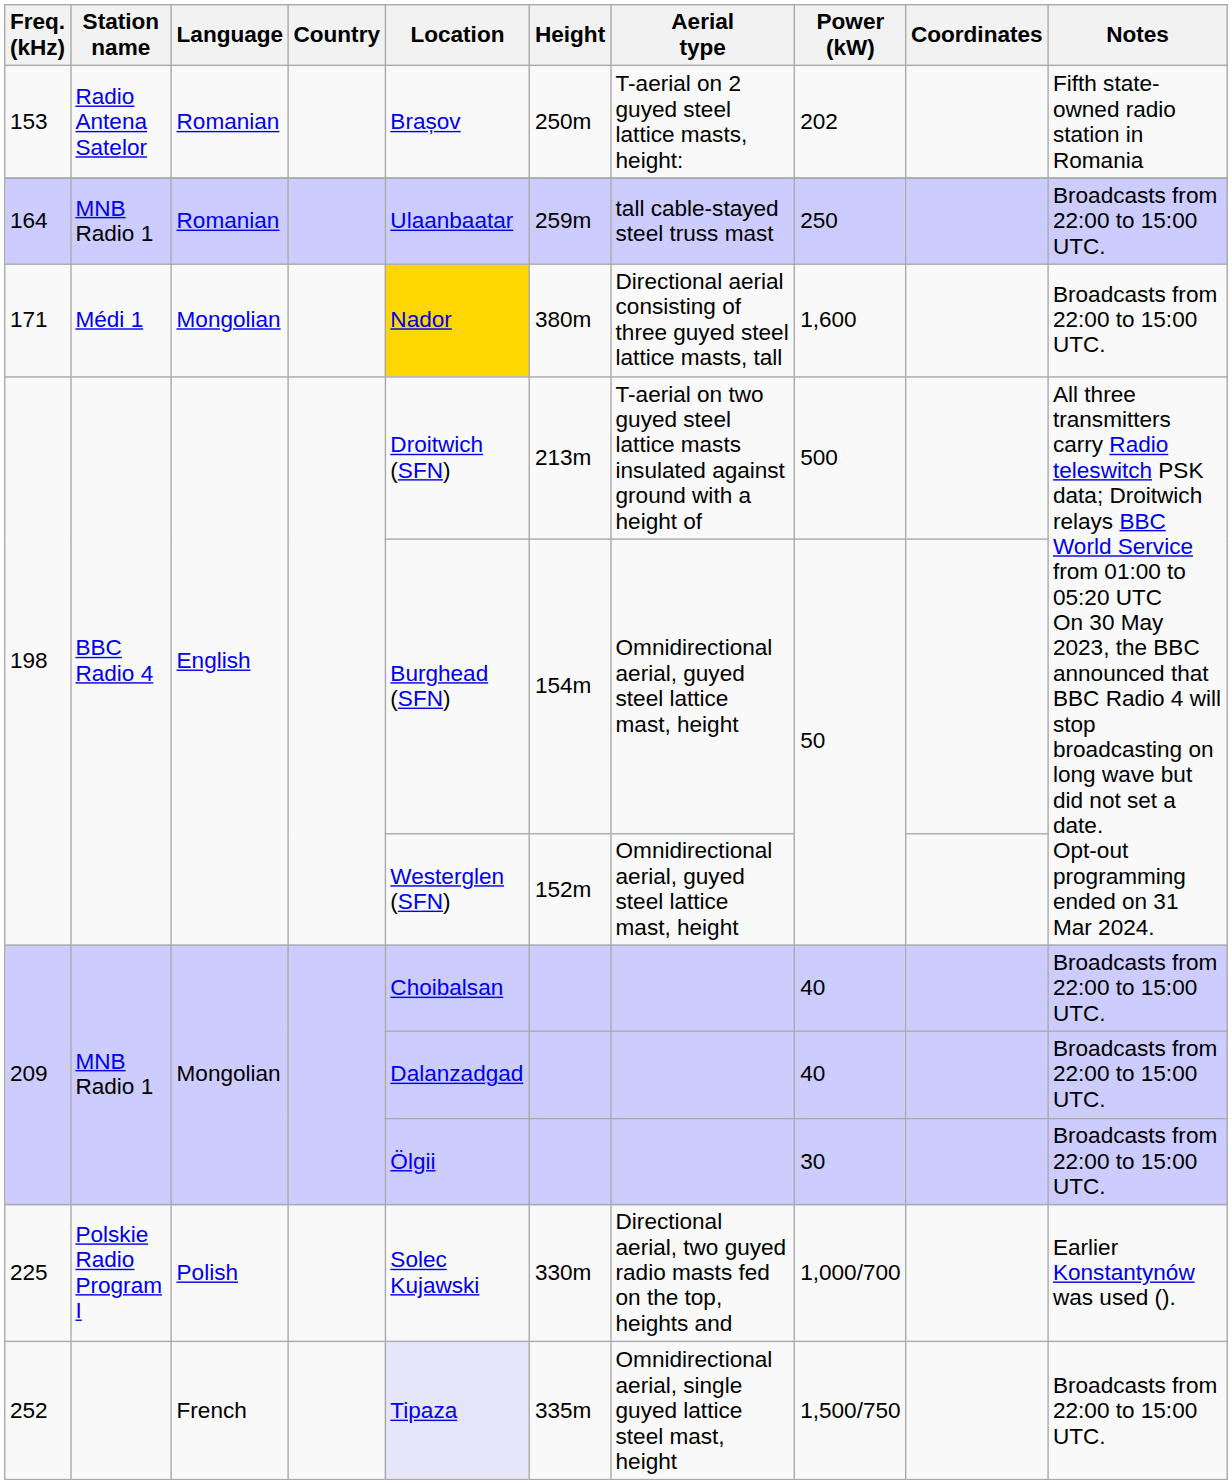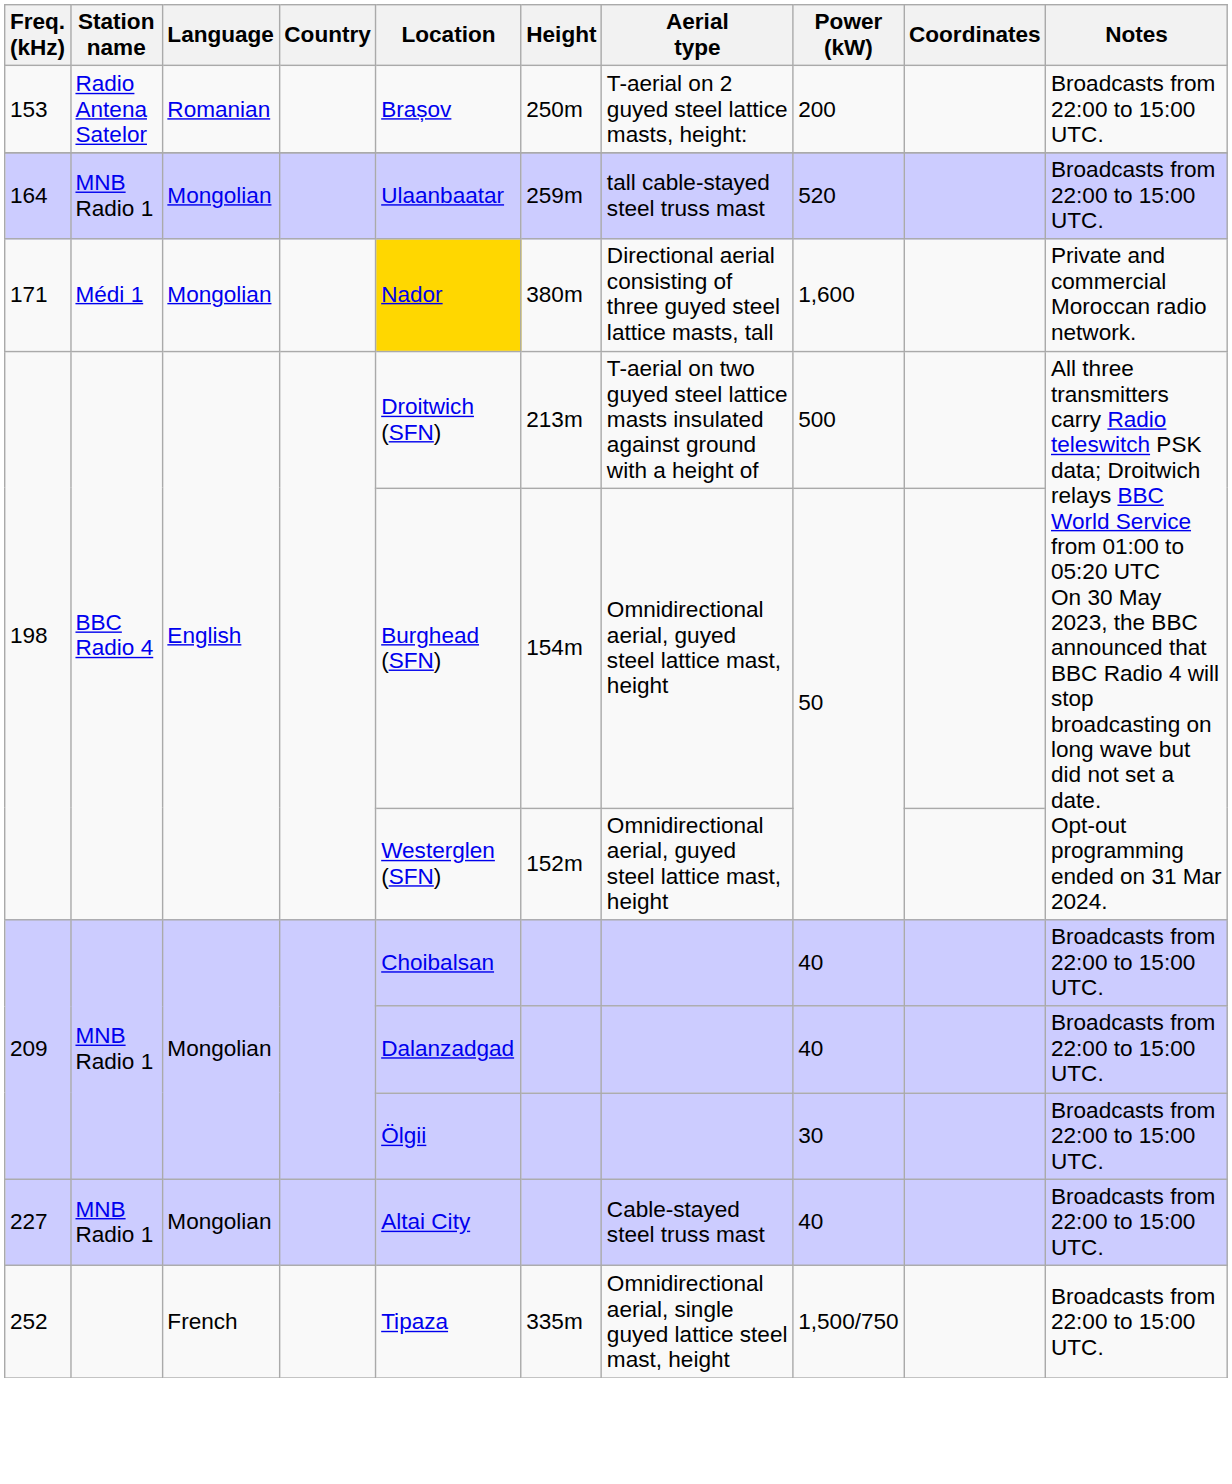(819, 121) 202 -> (817, 108) 200
(1114, 121) Fifth state-owned radio station in Romania -> (1133, 108) Broadcasts from 22:00 to 15:00 UTC.
(228, 220) Romanian -> (219, 195) Mongolian
(819, 220) 250 -> (817, 195) 520
(1135, 320) Broadcasts from 22:00 to 15:00 UTC. -> (1129, 294) Private and commercial Moroccan radio network.
- row: (29, 1273)
+ row: (29, 1222)
(424, 1410) lavender background -> (415, 1321) no background
